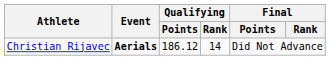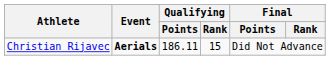(180, 46) 186.12 -> (180, 46) 186.11
(215, 46) 14 -> (215, 46) 15
